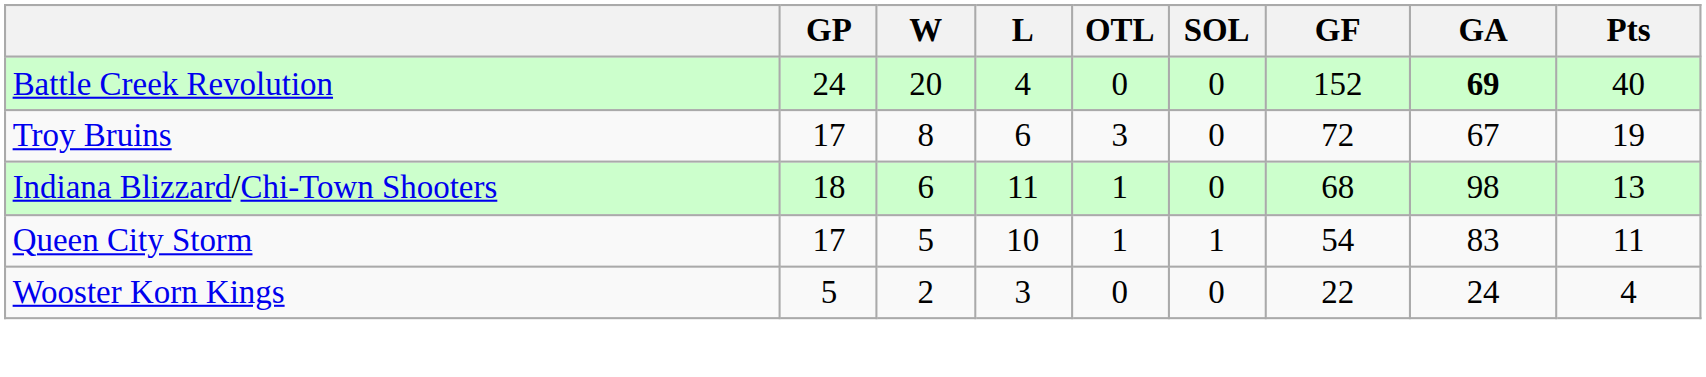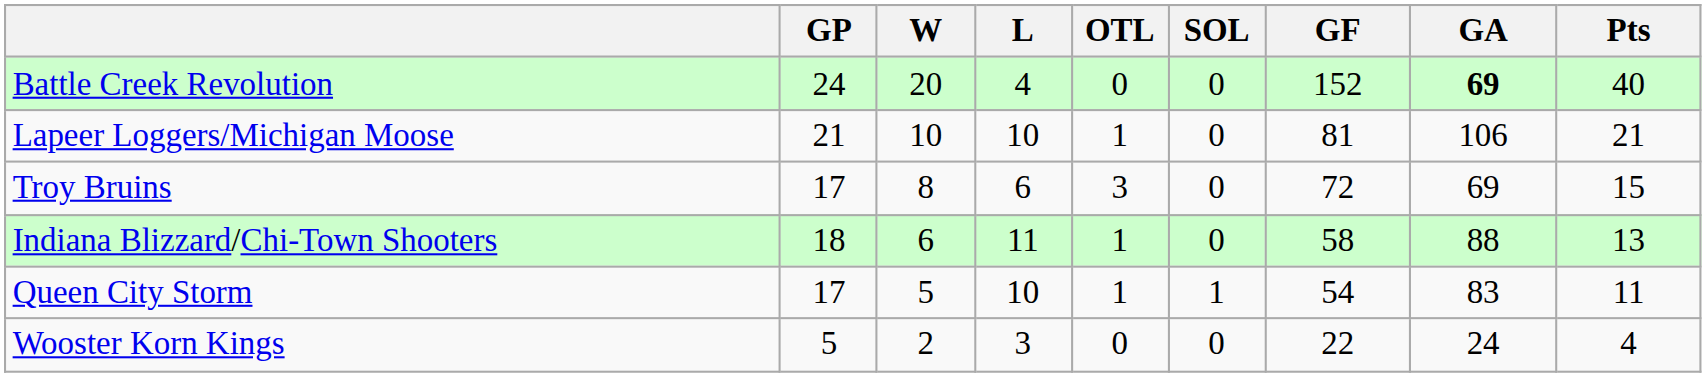+ row: (233, 135)
(1483, 135) 67 -> (1483, 187) 69
(1629, 135) 19 -> (1629, 187) 15
(1338, 187) 68 -> (1338, 239) 58
(1483, 187) 98 -> (1483, 239) 88
